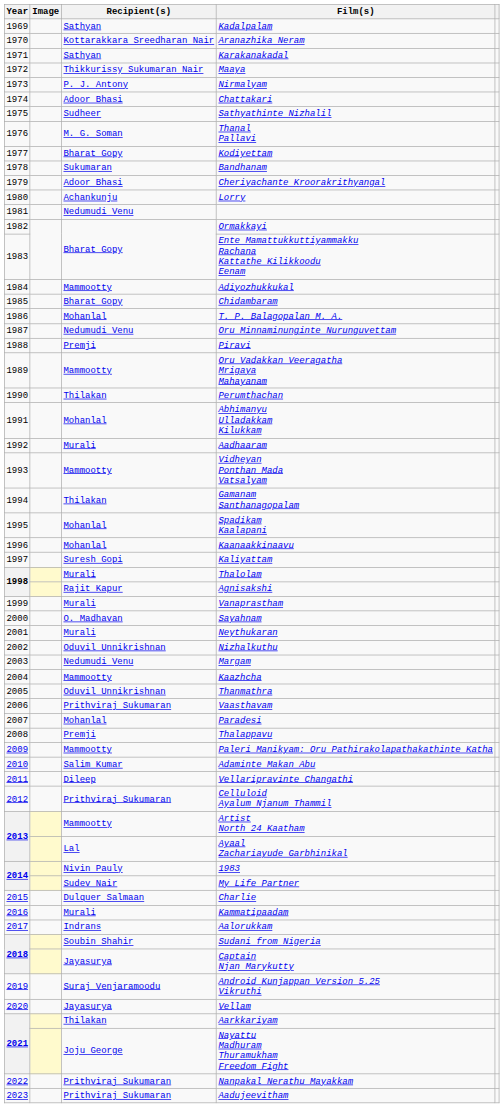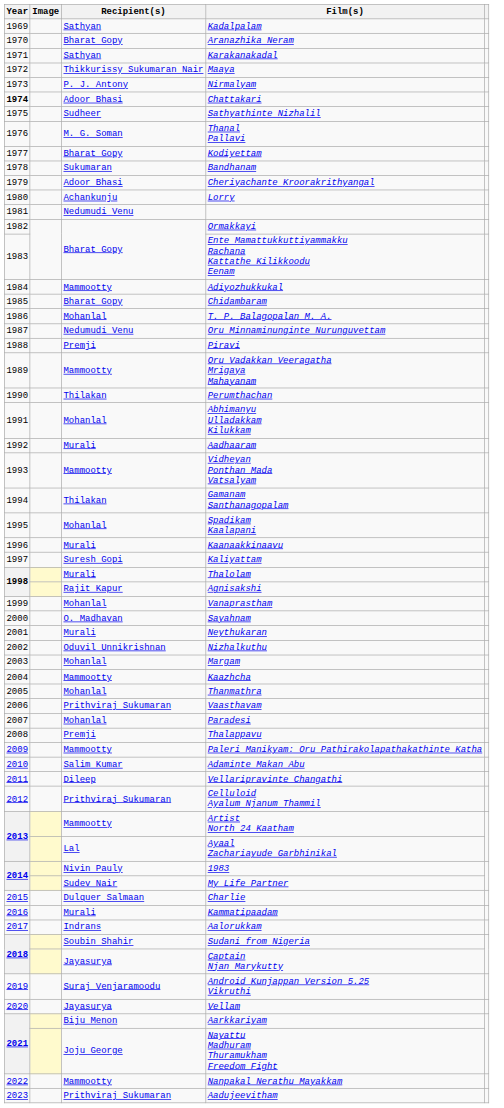(139, 41) Kottarakkara Sreedharan Nair -> (93, 41) Bharat Gopy
(17, 99) normal -> (17, 99) bold
(85, 545) Mohanlal -> (80, 545) Murali
(80, 604) Murali -> (85, 604) Mohanlal
(98, 662) Nedumudi Venu -> (85, 662) Mohanlal
(115, 691) Oduvil Unnikrishnan -> (85, 691) Mohanlal
(85, 1021) Thilakan -> (90, 1021) Biju Menon
(117, 1081) Prithviraj Sukumaran -> (88, 1081) Mammootty
